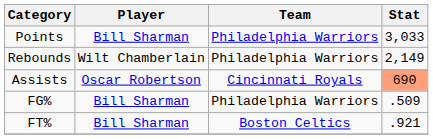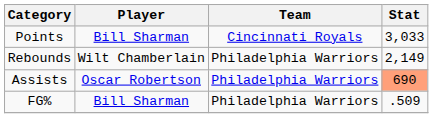(295, 37) Philadelphia Warriors -> (295, 37) Cincinnati Royals
(295, 80) Cincinnati Royals -> (295, 80) Philadelphia Warriors
- row: (39, 123)
